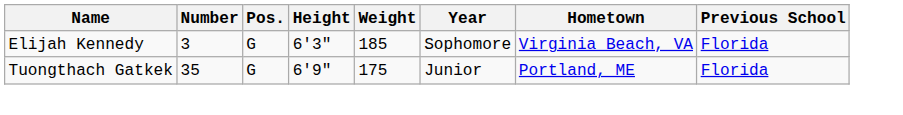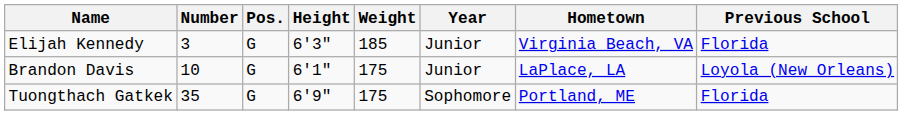(468, 44) Sophomore -> (453, 44) Junior
+ row: (71, 70)
(453, 70) Junior -> (468, 97) Sophomore
